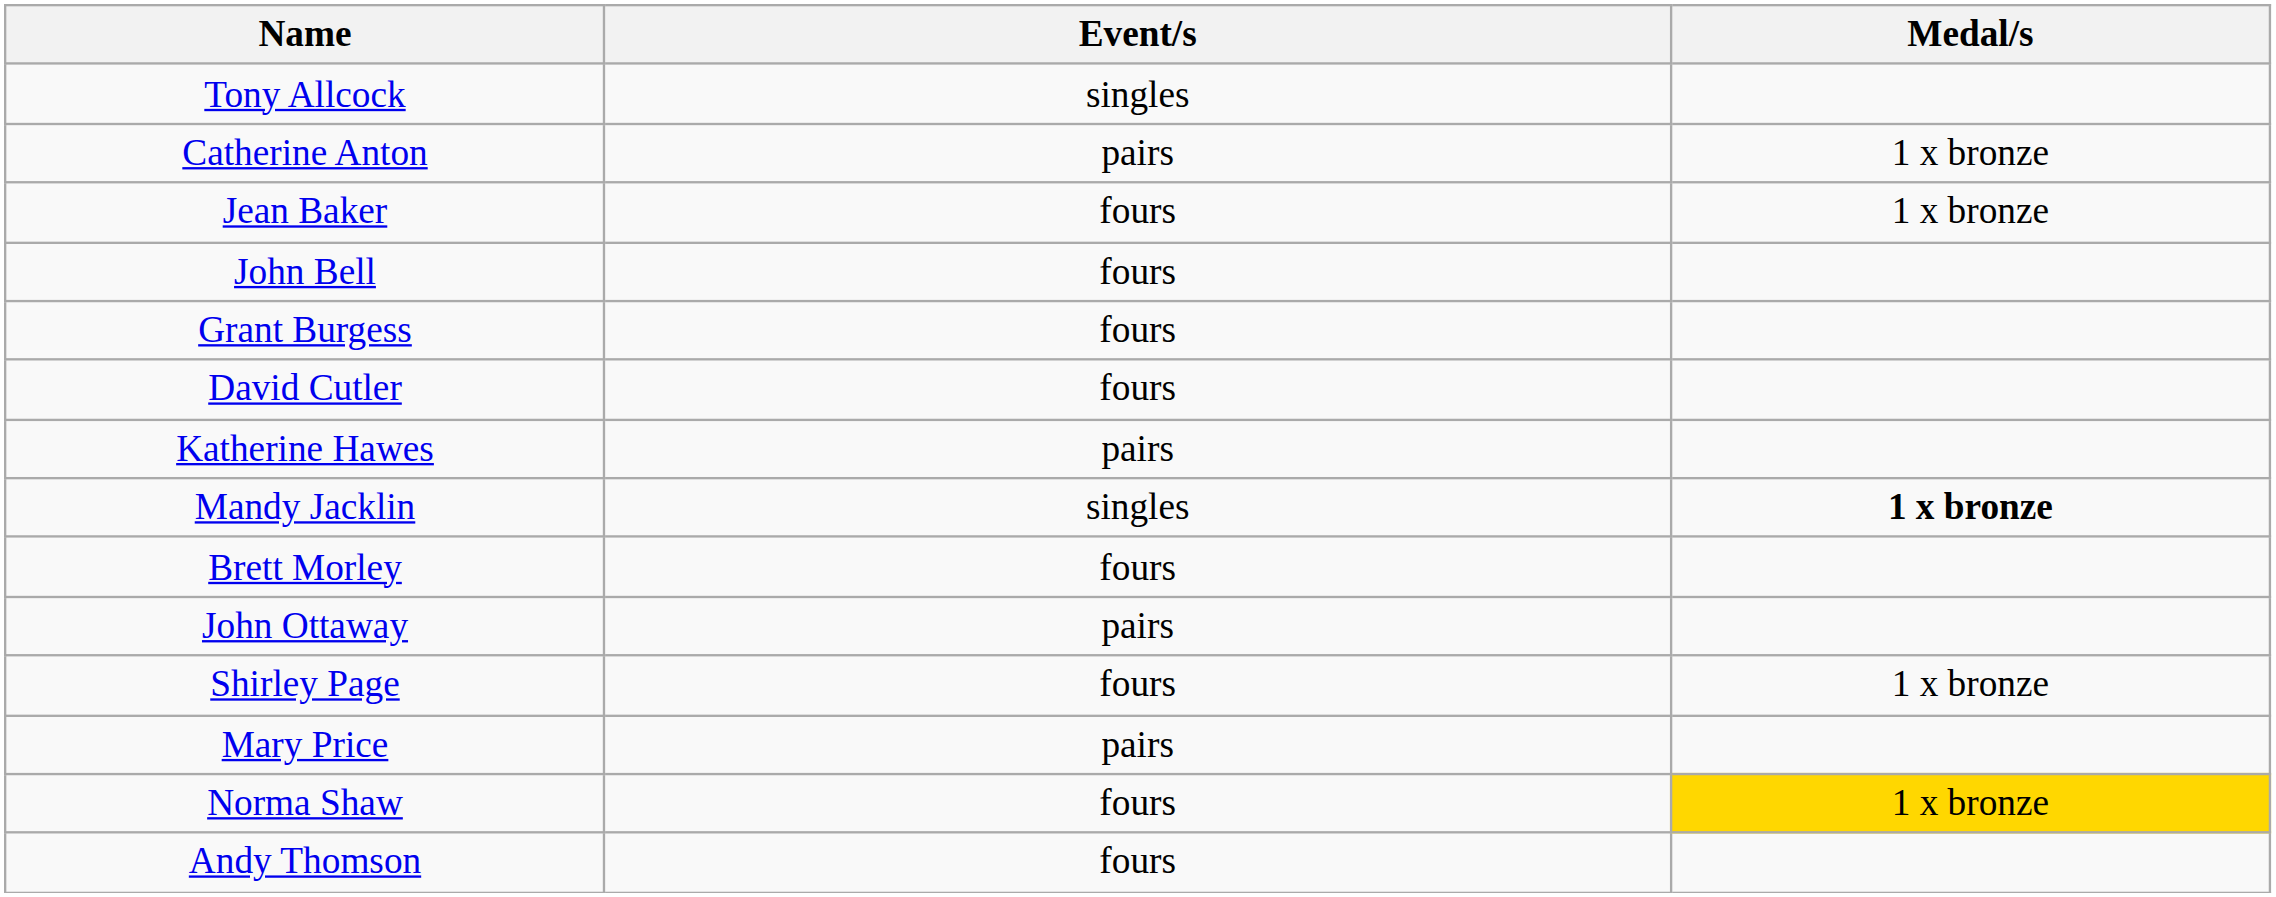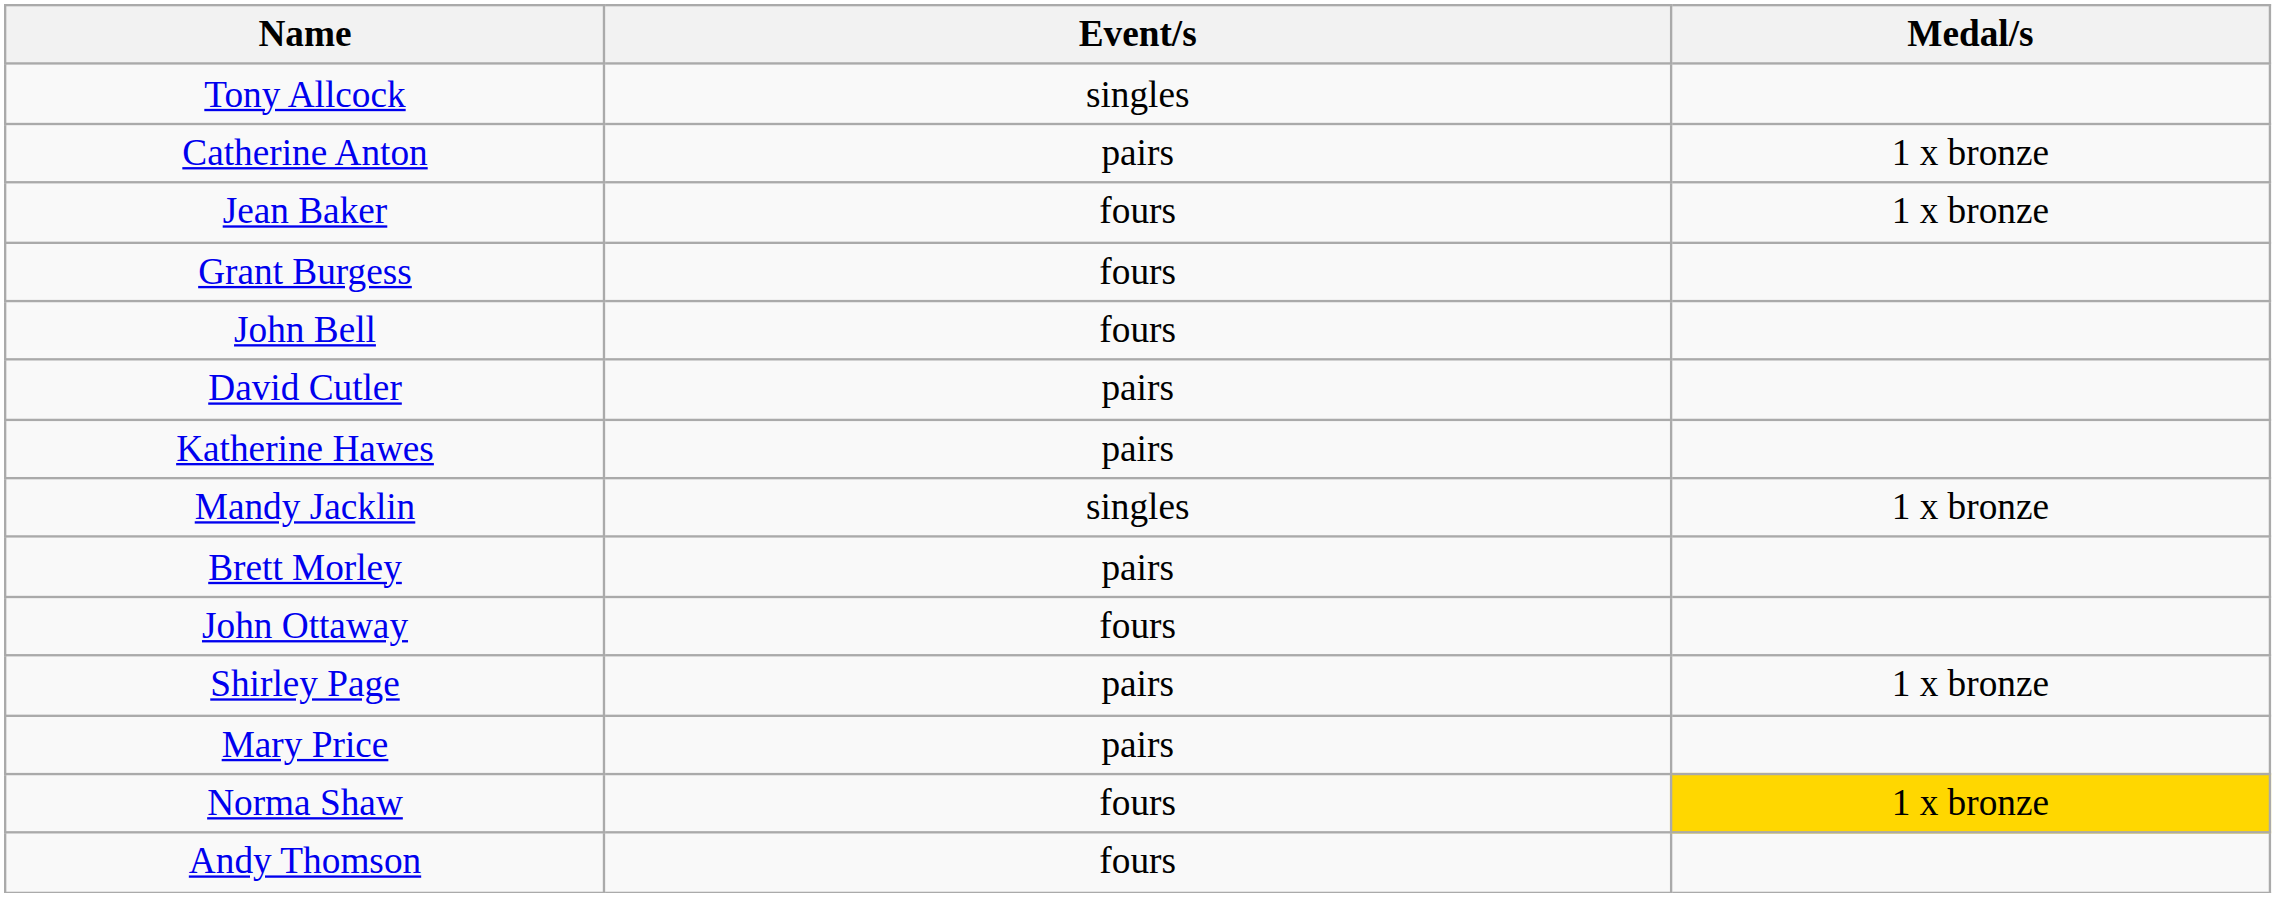rows swapped: (305, 270) <-> (305, 329)
(1138, 388) fours -> (1138, 388) pairs
(1970, 507) bold -> (1970, 507) normal
(1138, 566) fours -> (1138, 566) pairs
(1138, 625) pairs -> (1138, 625) fours
(1138, 684) fours -> (1138, 684) pairs
